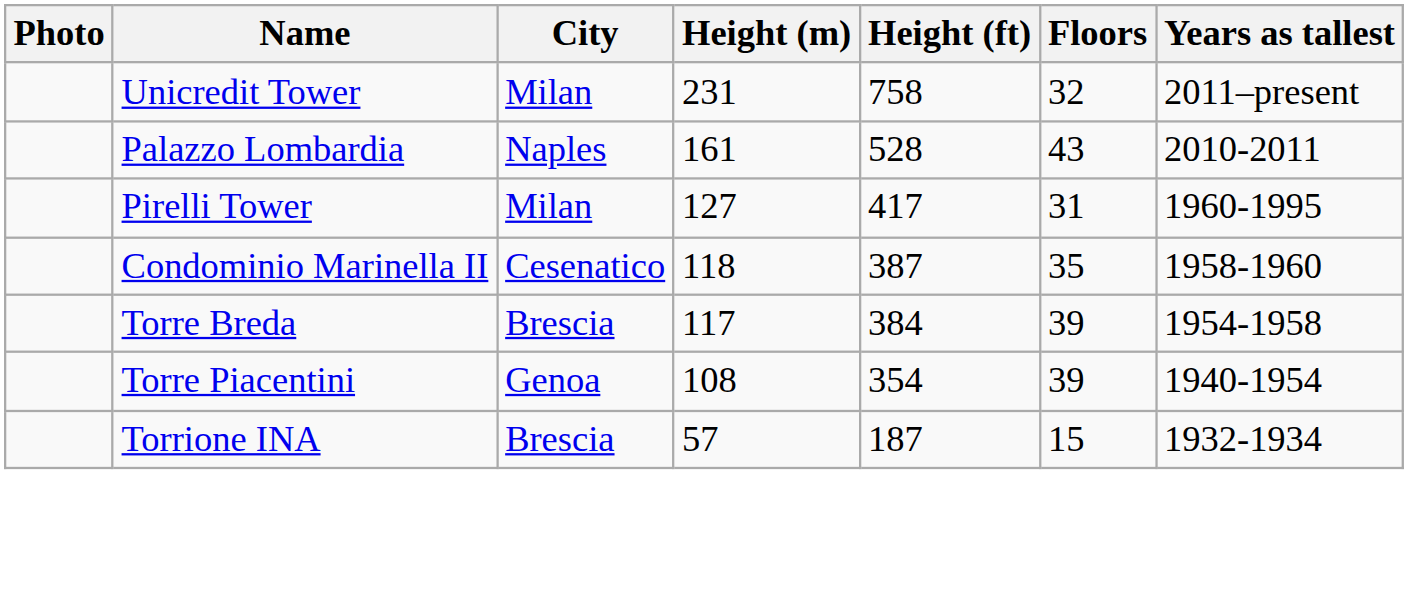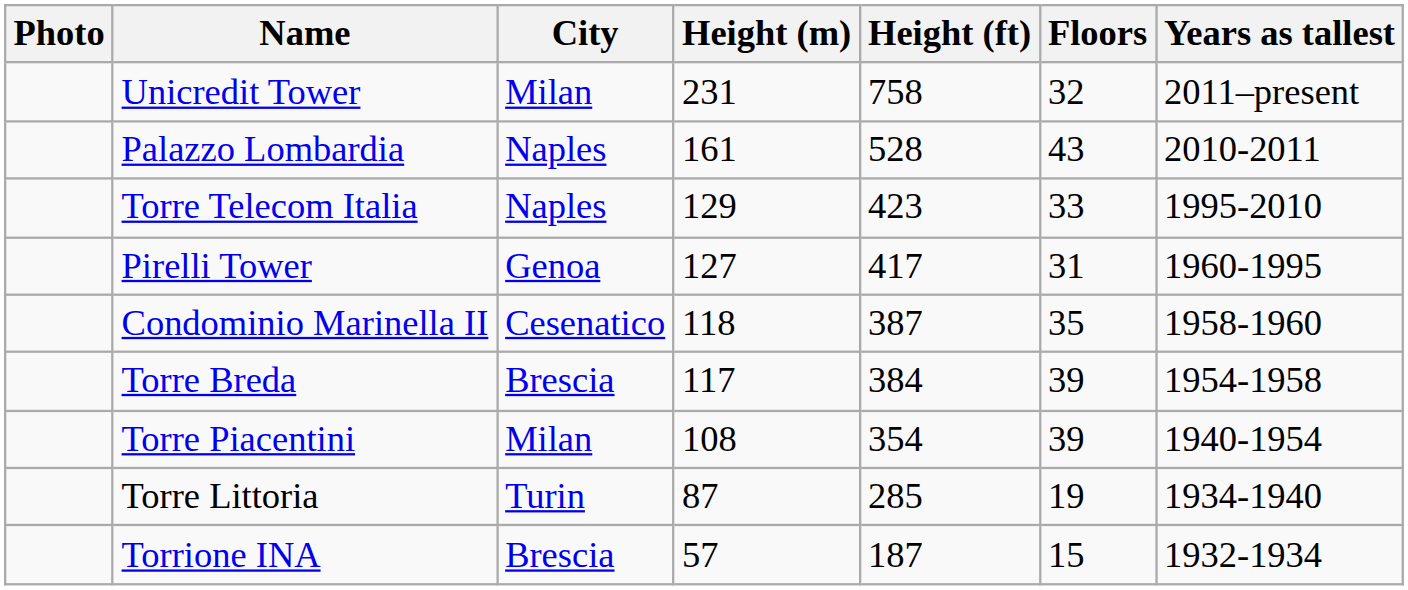+ row: (270, 206)
(549, 206) Milan -> (553, 264) Genoa
(553, 380) Genoa -> (549, 438) Milan
+ row: (220, 496)
